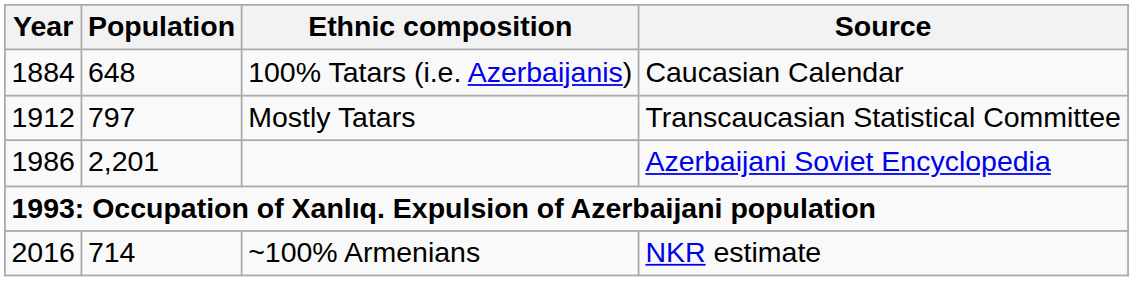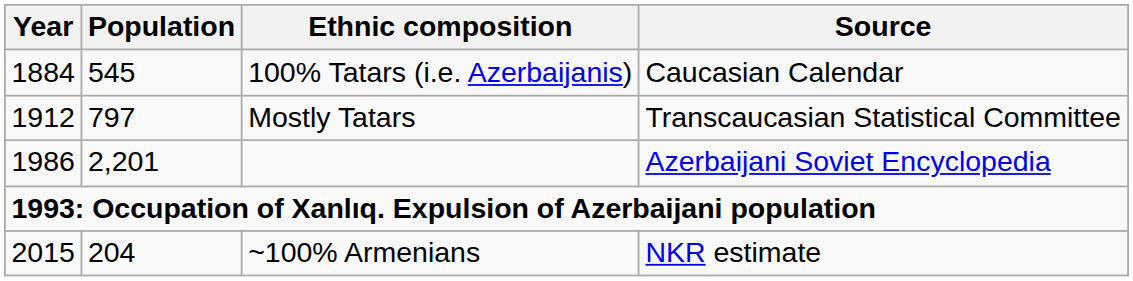(112, 72) 648 -> (112, 72) 545
(43, 252) 2016 -> (43, 252) 2015
(112, 252) 714 -> (112, 252) 204
